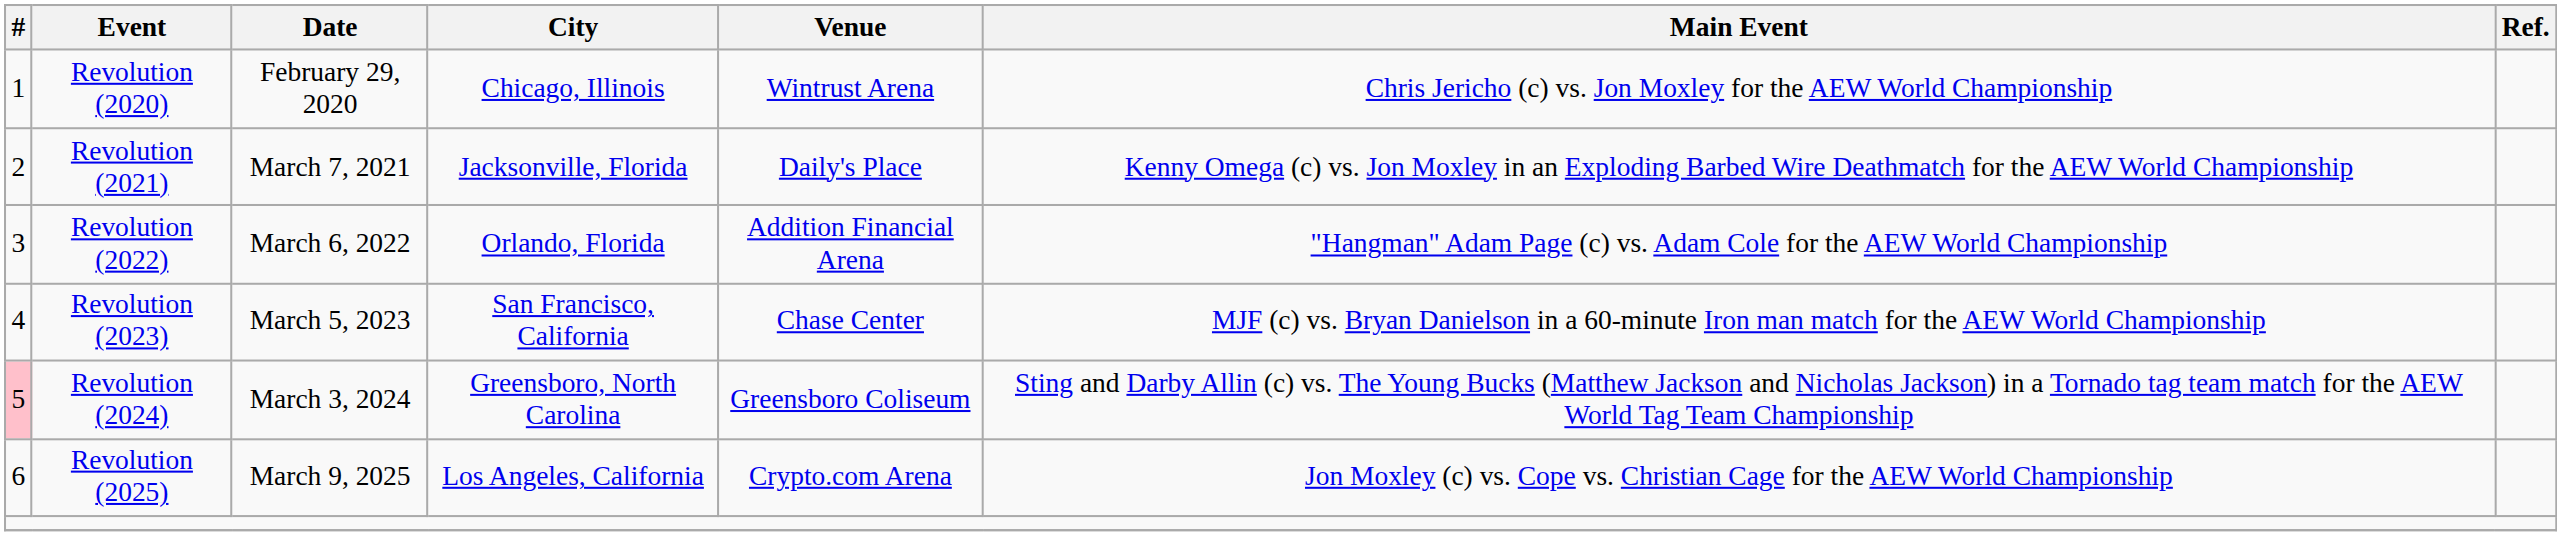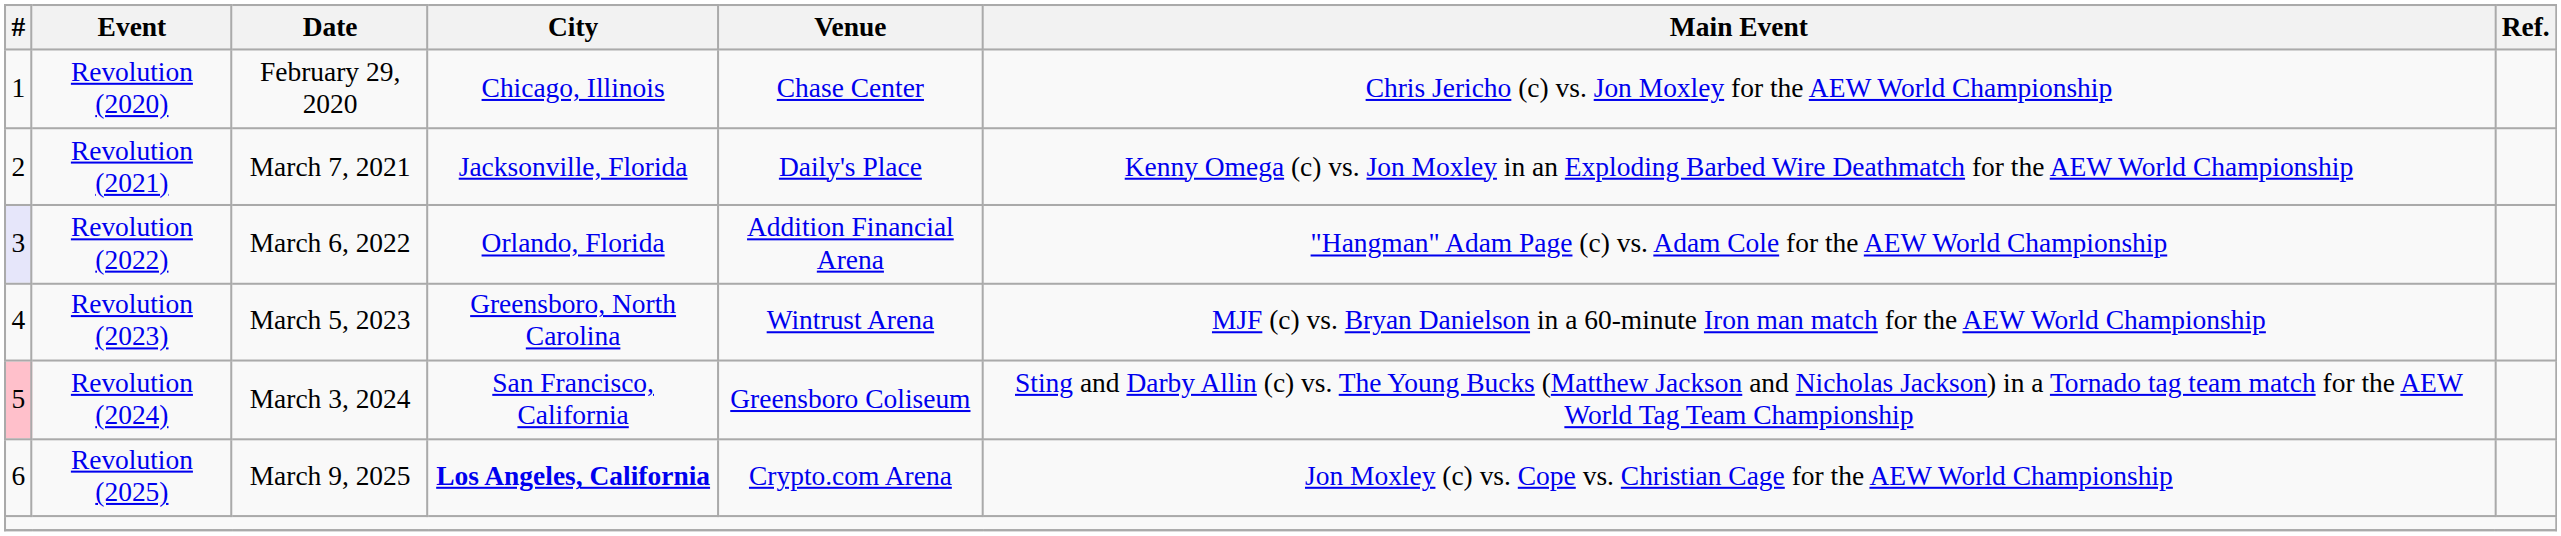(850, 88) Wintrust Arena -> (850, 88) Chase Center
(18, 243) no background -> (18, 243) lavender background
(573, 321) San Francisco, California -> (573, 321) Greensboro, North Carolina
(850, 321) Chase Center -> (850, 321) Wintrust Arena
(573, 398) Greensboro, North Carolina -> (573, 398) San Francisco, California
(573, 476) normal -> (573, 476) bold
